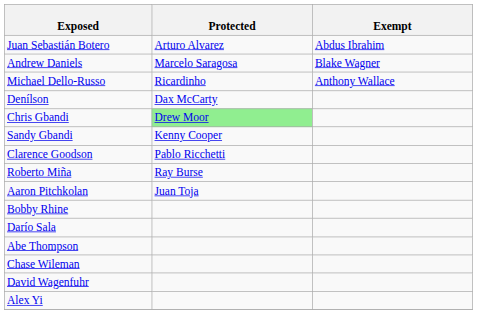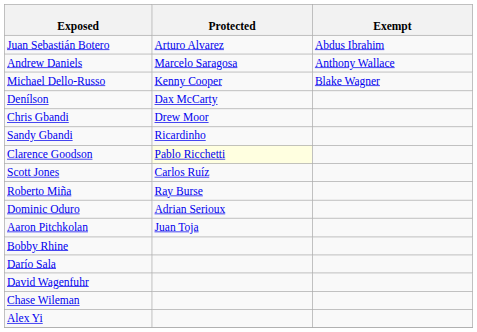(347, 63) Blake Wagner -> (355, 63) Anthony Wallace
(180, 81) Ricardinho -> (188, 81) Kenny Cooper
(355, 81) Anthony Wallace -> (347, 81) Blake Wagner
(182, 117) lightgreen background -> (182, 117) no background
(188, 136) Kenny Cooper -> (180, 136) Ricardinho
(190, 154) no background -> (190, 154) lightyellow background
+ row: (33, 172)
+ row: (43, 209)
- row: (43, 245)
rows swapped: (48, 282) <-> (43, 264)
